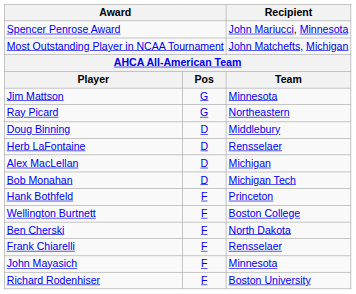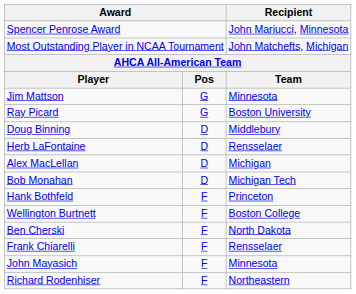(259, 113) Northeastern -> (270, 113) Boston University
(270, 280) Boston University -> (259, 280) Northeastern
